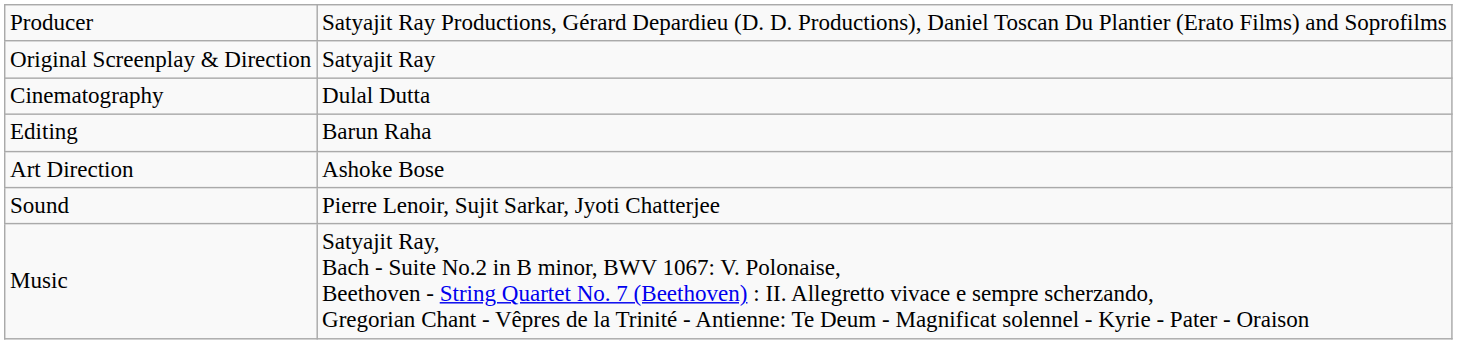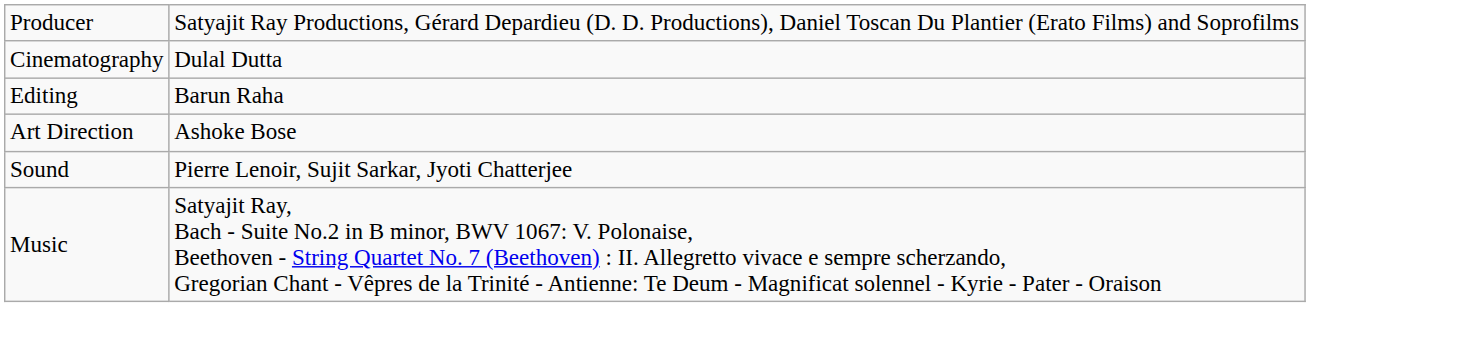- row: (161, 59)
